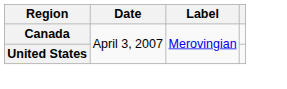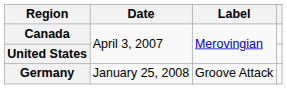+ row: (47, 73)
